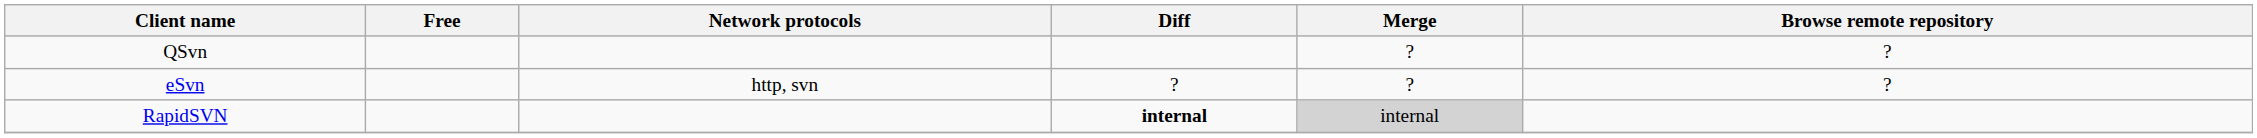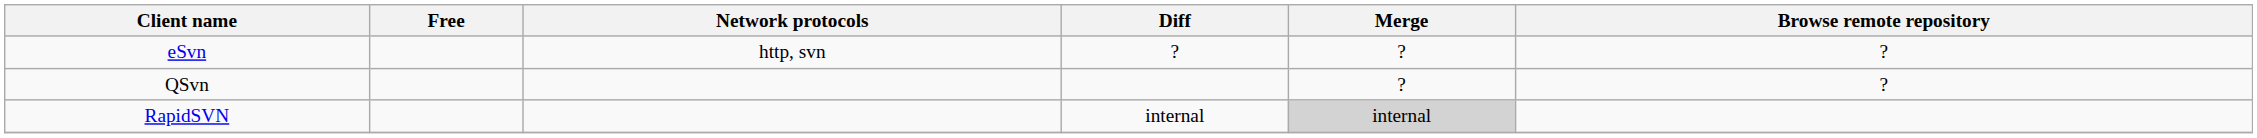rows swapped: (185, 83) <-> (185, 51)
(1174, 115) bold -> (1175, 115) normal
